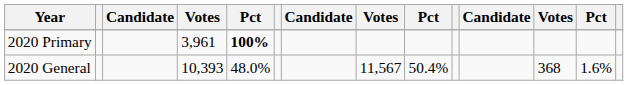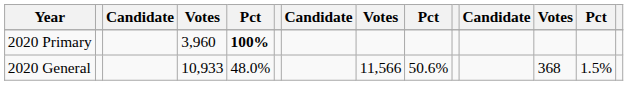(199, 42) 3,961 -> (199, 42) 3,960
(202, 67) 10,393 -> (202, 67) 10,933
(381, 67) 11,567 -> (381, 67) 11,566
(428, 67) 50.4% -> (428, 67) 50.6%
(596, 67) 1.6% -> (596, 67) 1.5%
